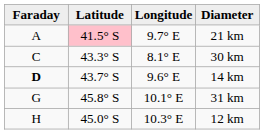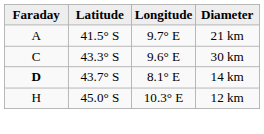(100, 35) pink background -> (100, 35) no background
(164, 56) 8.1° E -> (164, 56) 9.6° E
(164, 77) 9.6° E -> (164, 77) 8.1° E
- row: (227, 98)
